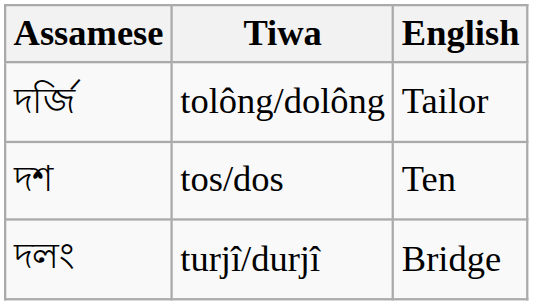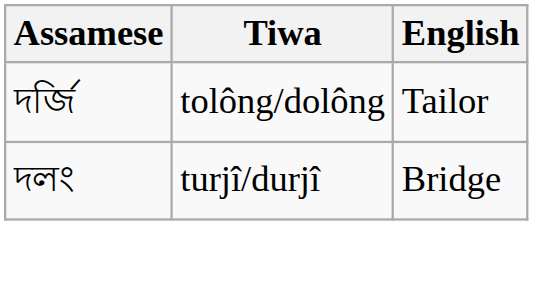- row: (33, 178)
